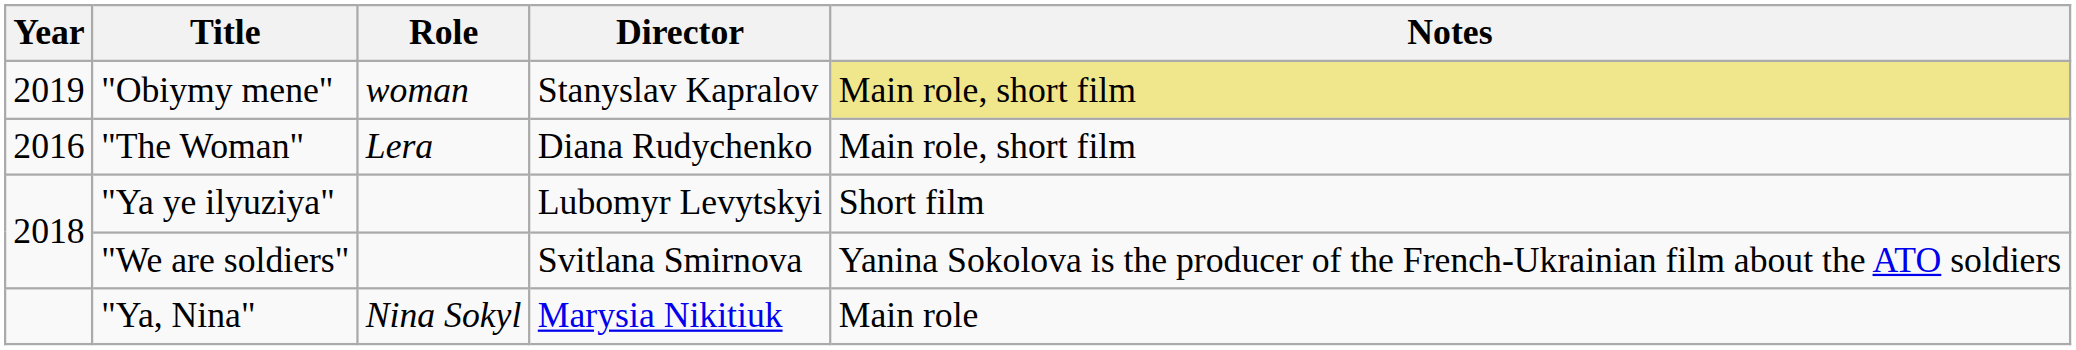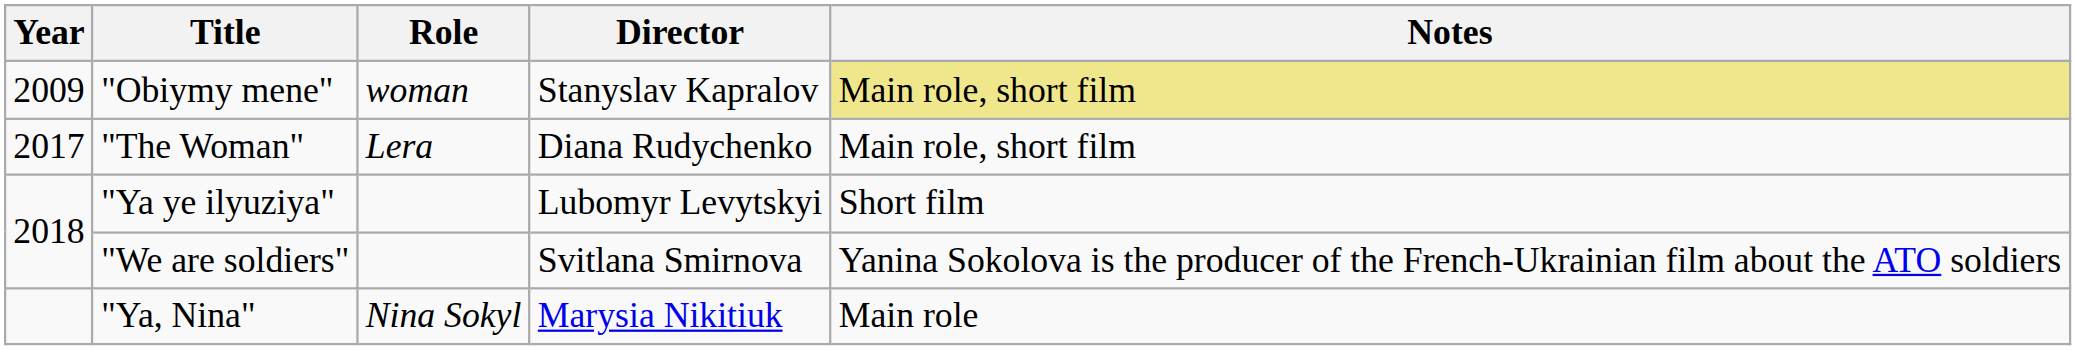(49, 89) 2019 -> (49, 89) 2009
(49, 145) 2016 -> (49, 145) 2017
